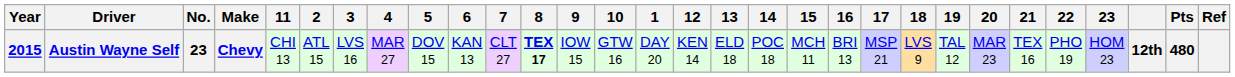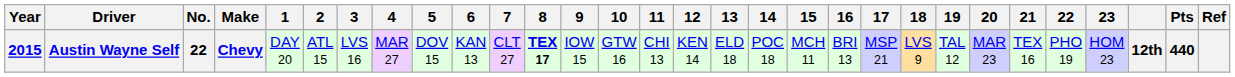columns swapped: (655, 17) <-> (283, 17)
(198, 50) 23 -> (198, 50) 22
(1182, 50) 480 -> (1182, 50) 440
